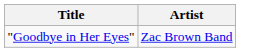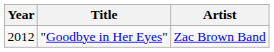+ column: (21, 15)
